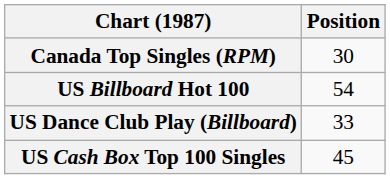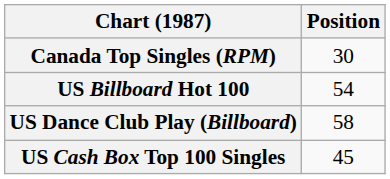(343, 122) 33 -> (343, 122) 58
